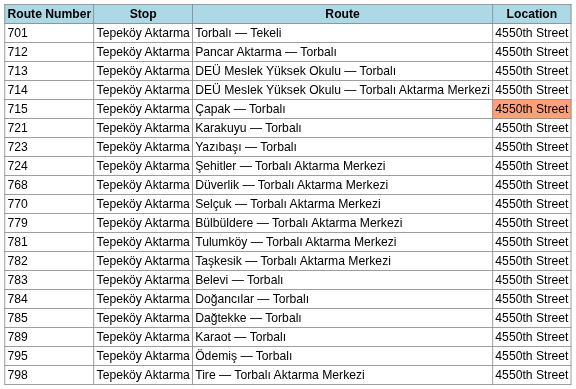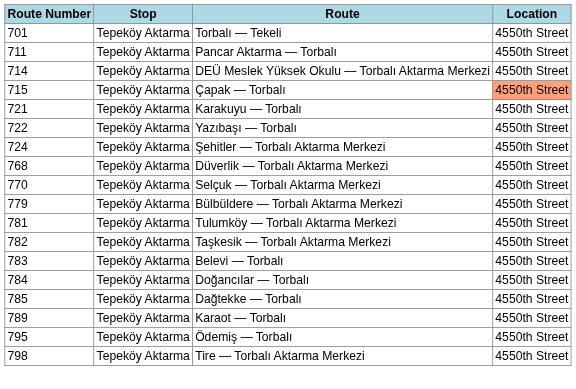(18, 52) 712 -> (17, 52) 711
- row: (296, 70)
(18, 146) 723 -> (18, 128) 722
